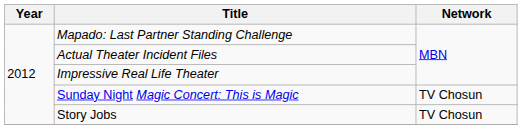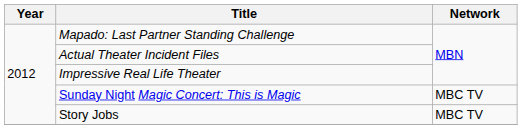(451, 94) TV Chosun -> (459, 94) MBC TV
(451, 114) TV Chosun -> (459, 114) MBC TV
